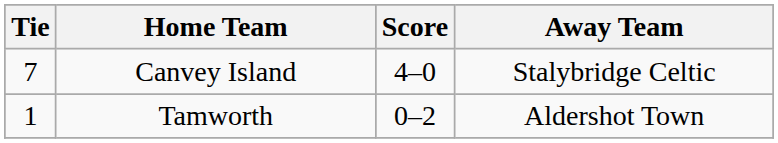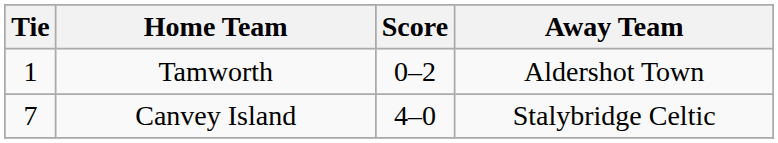rows swapped: (216, 115) <-> (216, 71)
